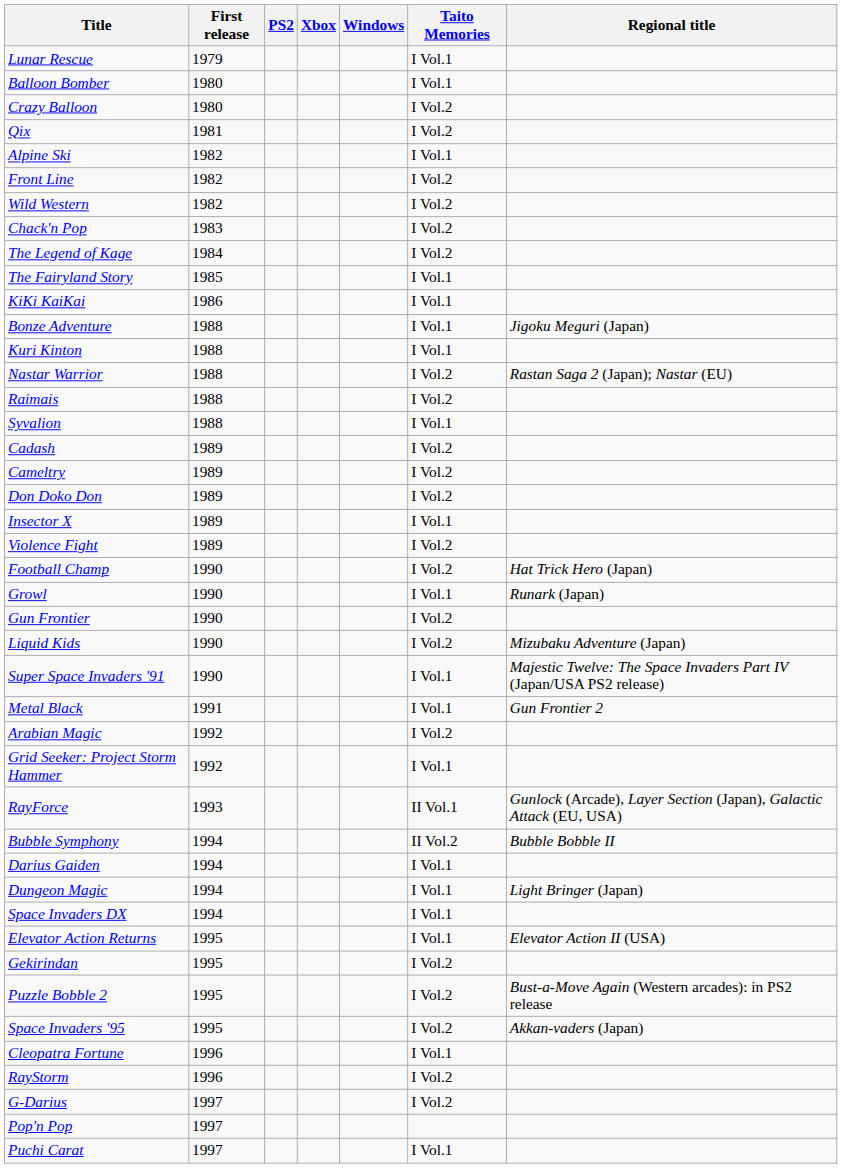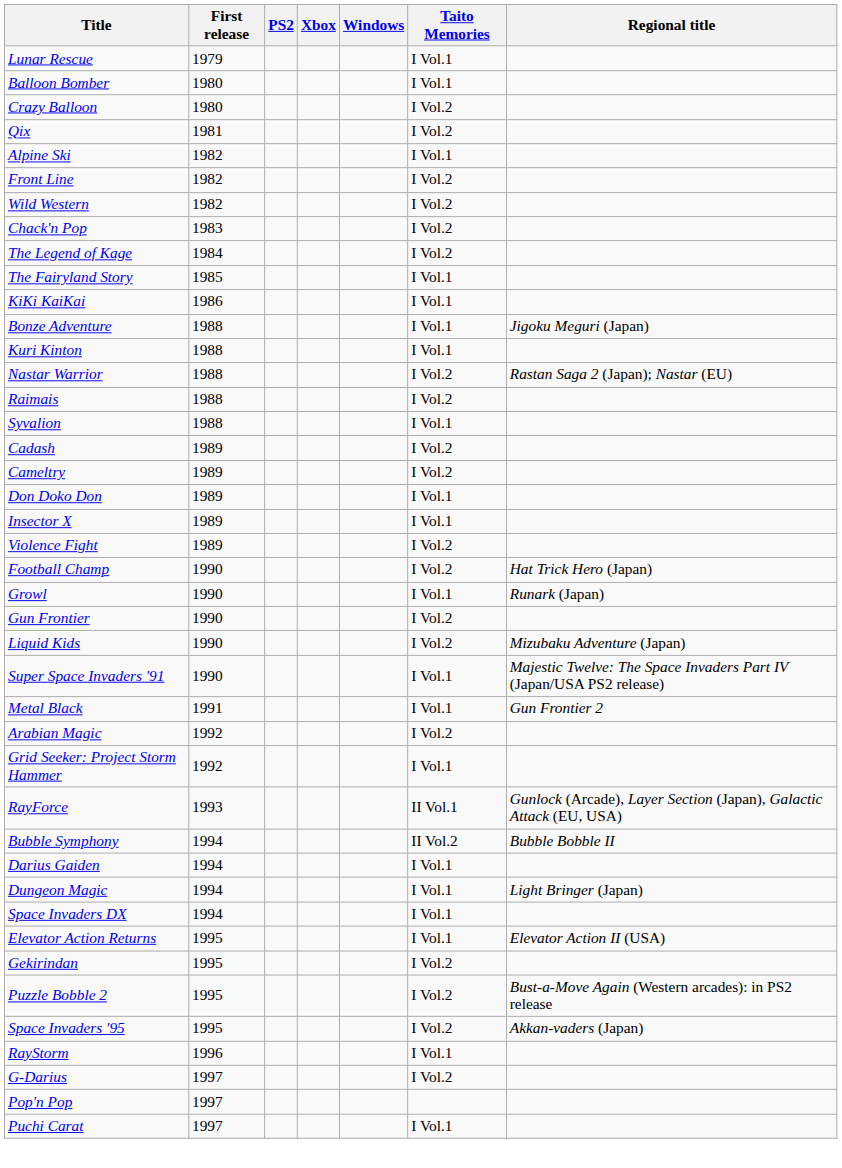(432, 496) I Vol.2 -> (432, 496) I Vol.1
- row: (66, 1053)
(432, 1077) I Vol.2 -> (432, 1053) I Vol.1
